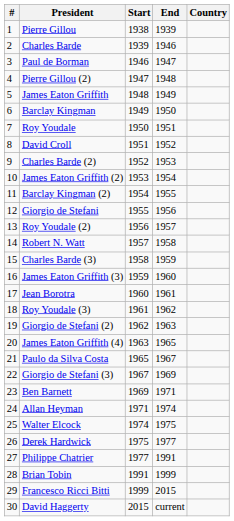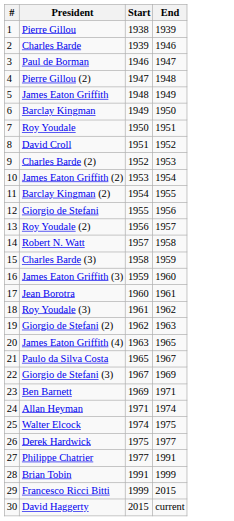- column: (208, 12)
